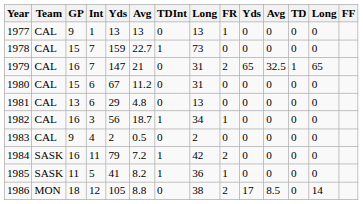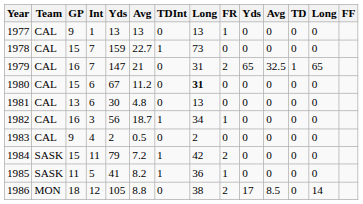(198, 84) normal -> (198, 84) bold
(114, 102) 29 -> (114, 102) 30
(74, 155) 16 -> (74, 155) 15
